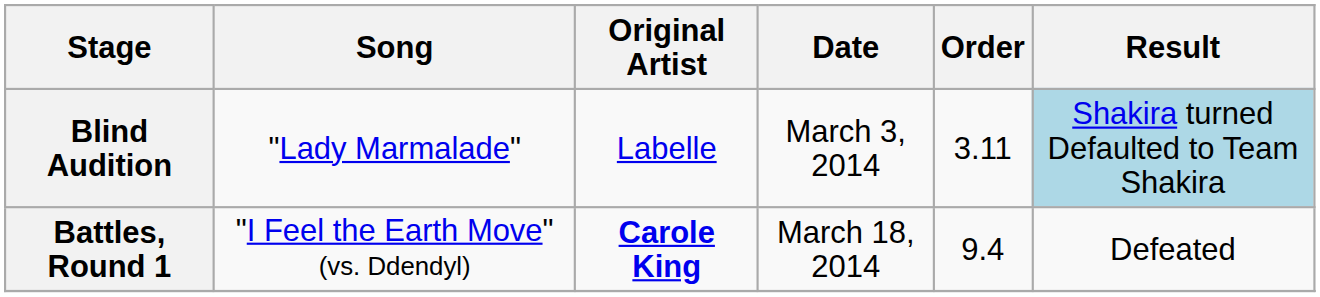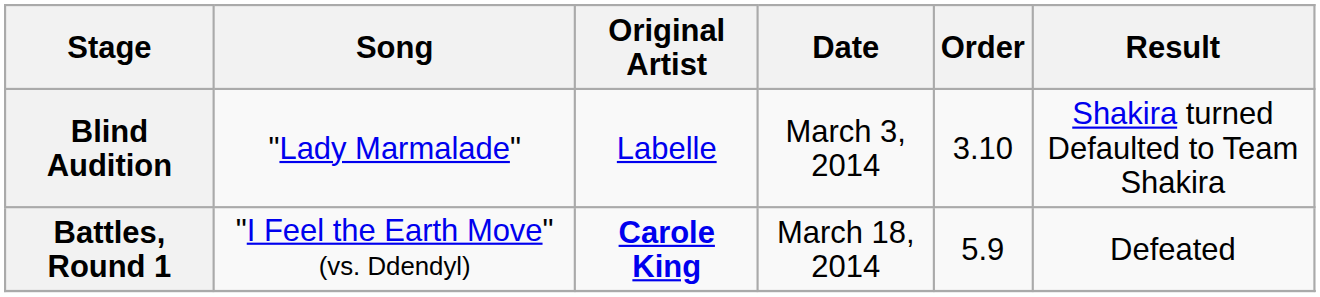(983, 148) 3.11 -> (983, 148) 3.10
(1173, 148) lightblue background -> (1173, 148) no background
(983, 249) 9.4 -> (983, 249) 5.9
